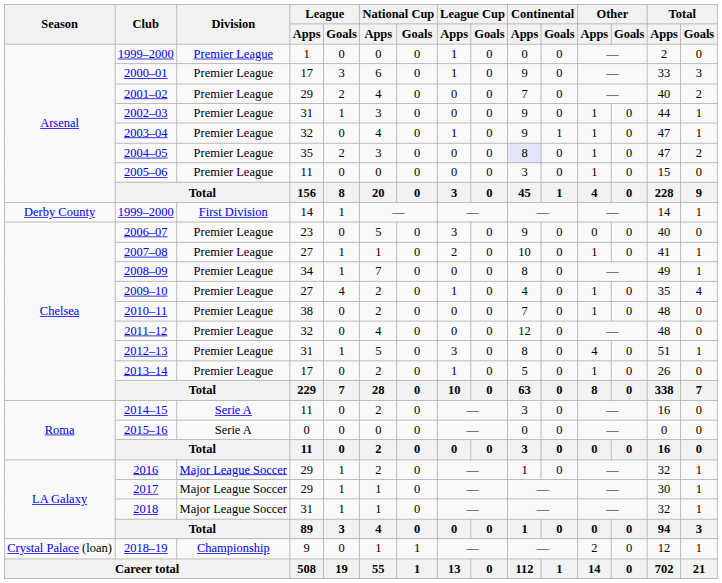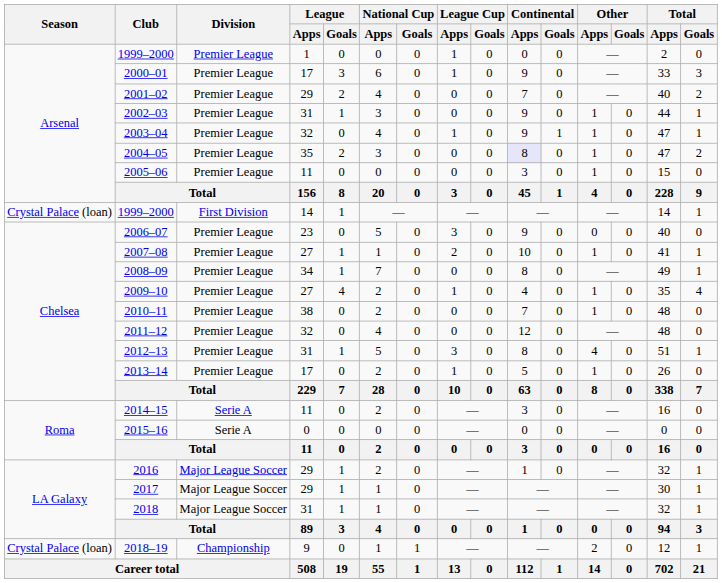(60, 212) Derby County -> (60, 212) Crystal Palace (loan)
